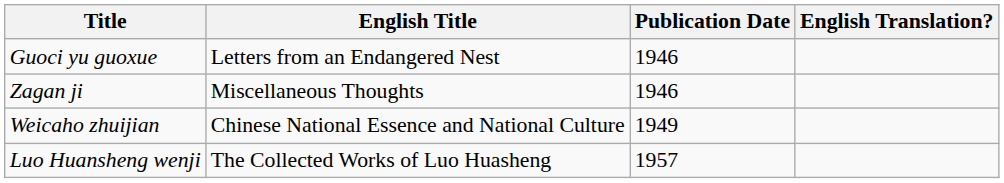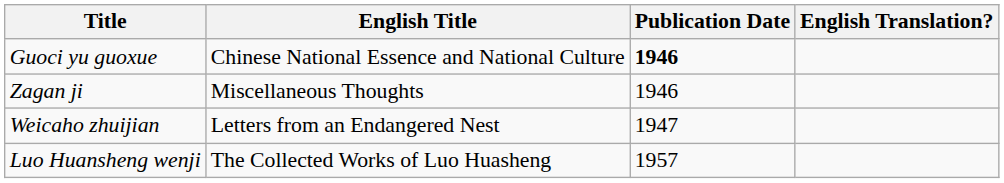(355, 56) Letters from an Endangered Nest -> (418, 56) Chinese National Essence and National Culture
(656, 56) normal -> (656, 56) bold
(418, 125) Chinese National Essence and National Culture -> (355, 125) Letters from an Endangered Nest
(656, 125) 1949 -> (656, 125) 1947
